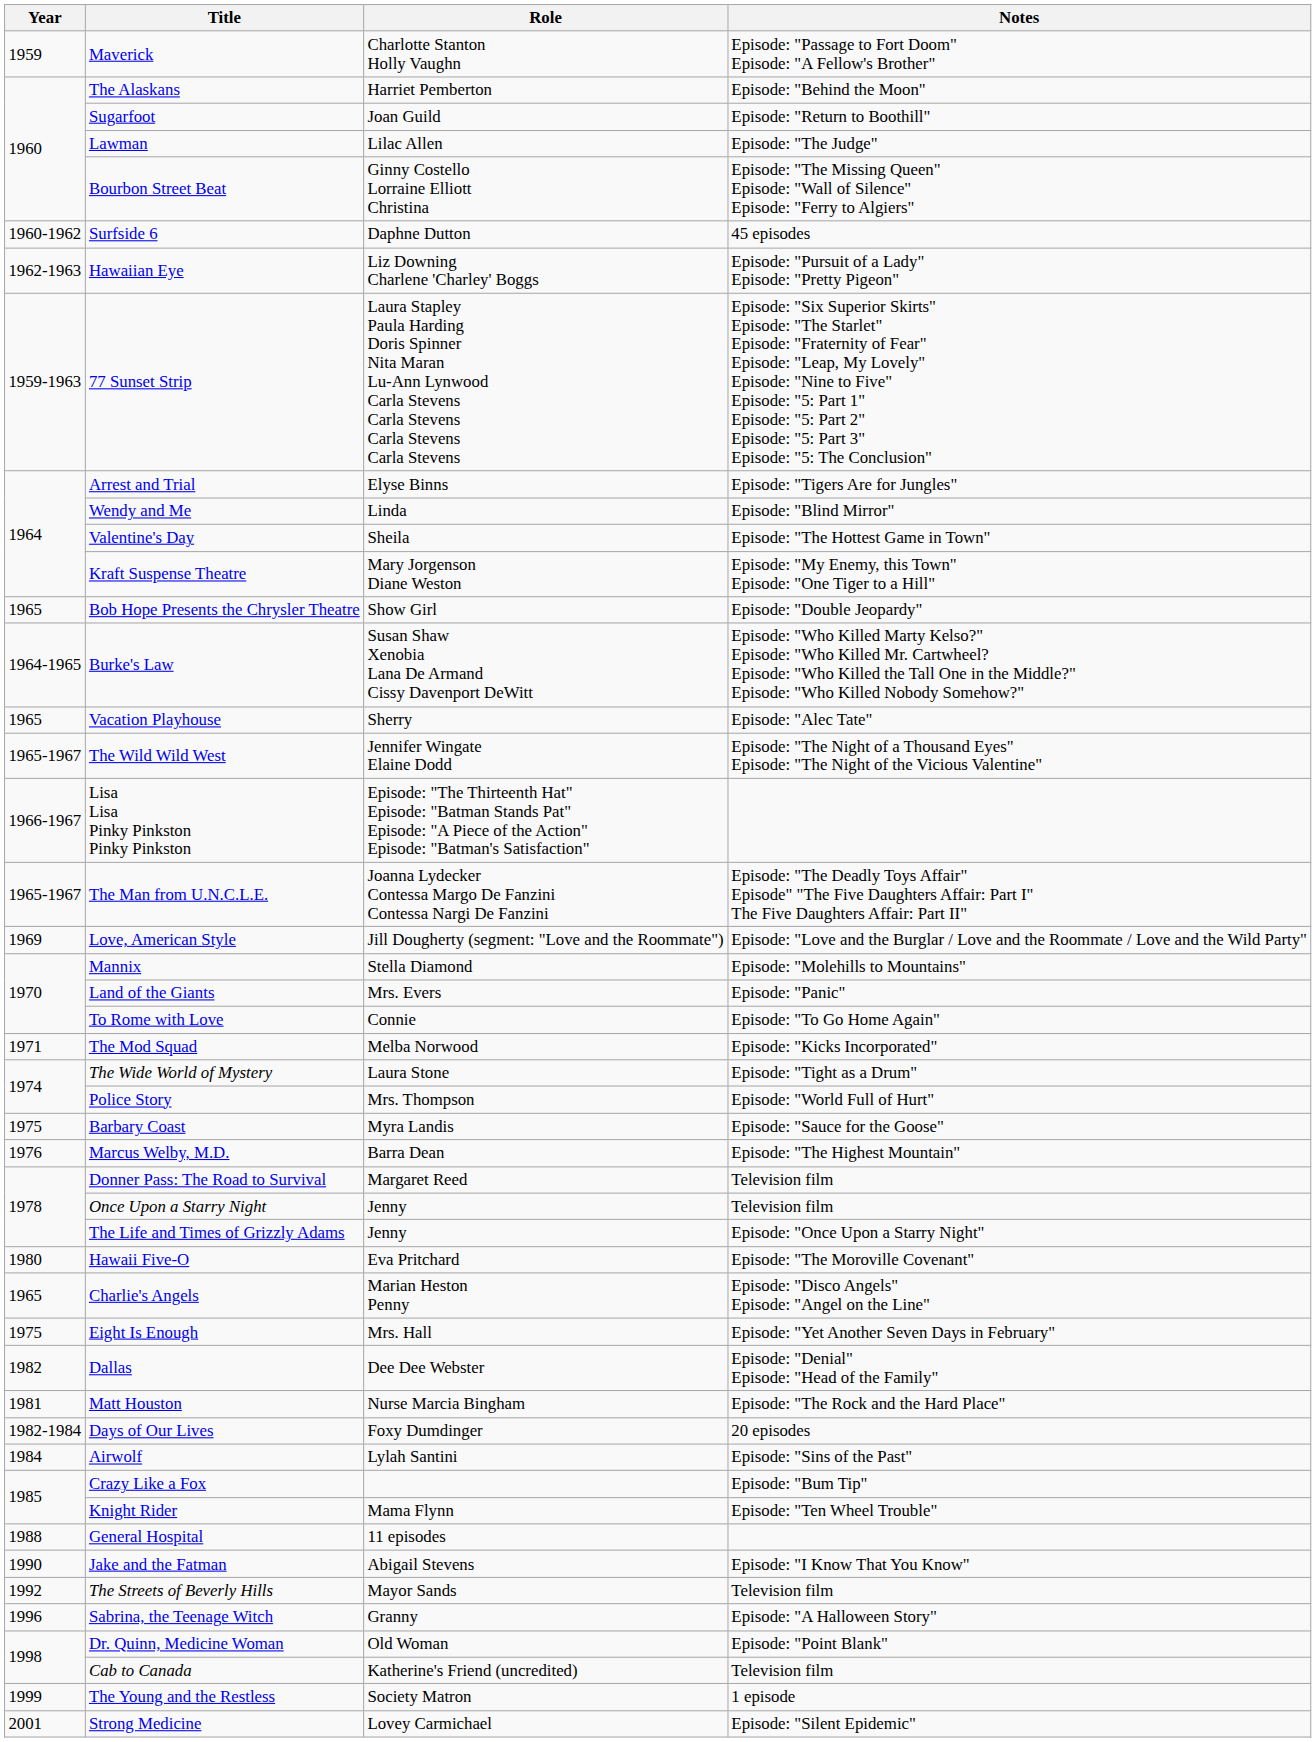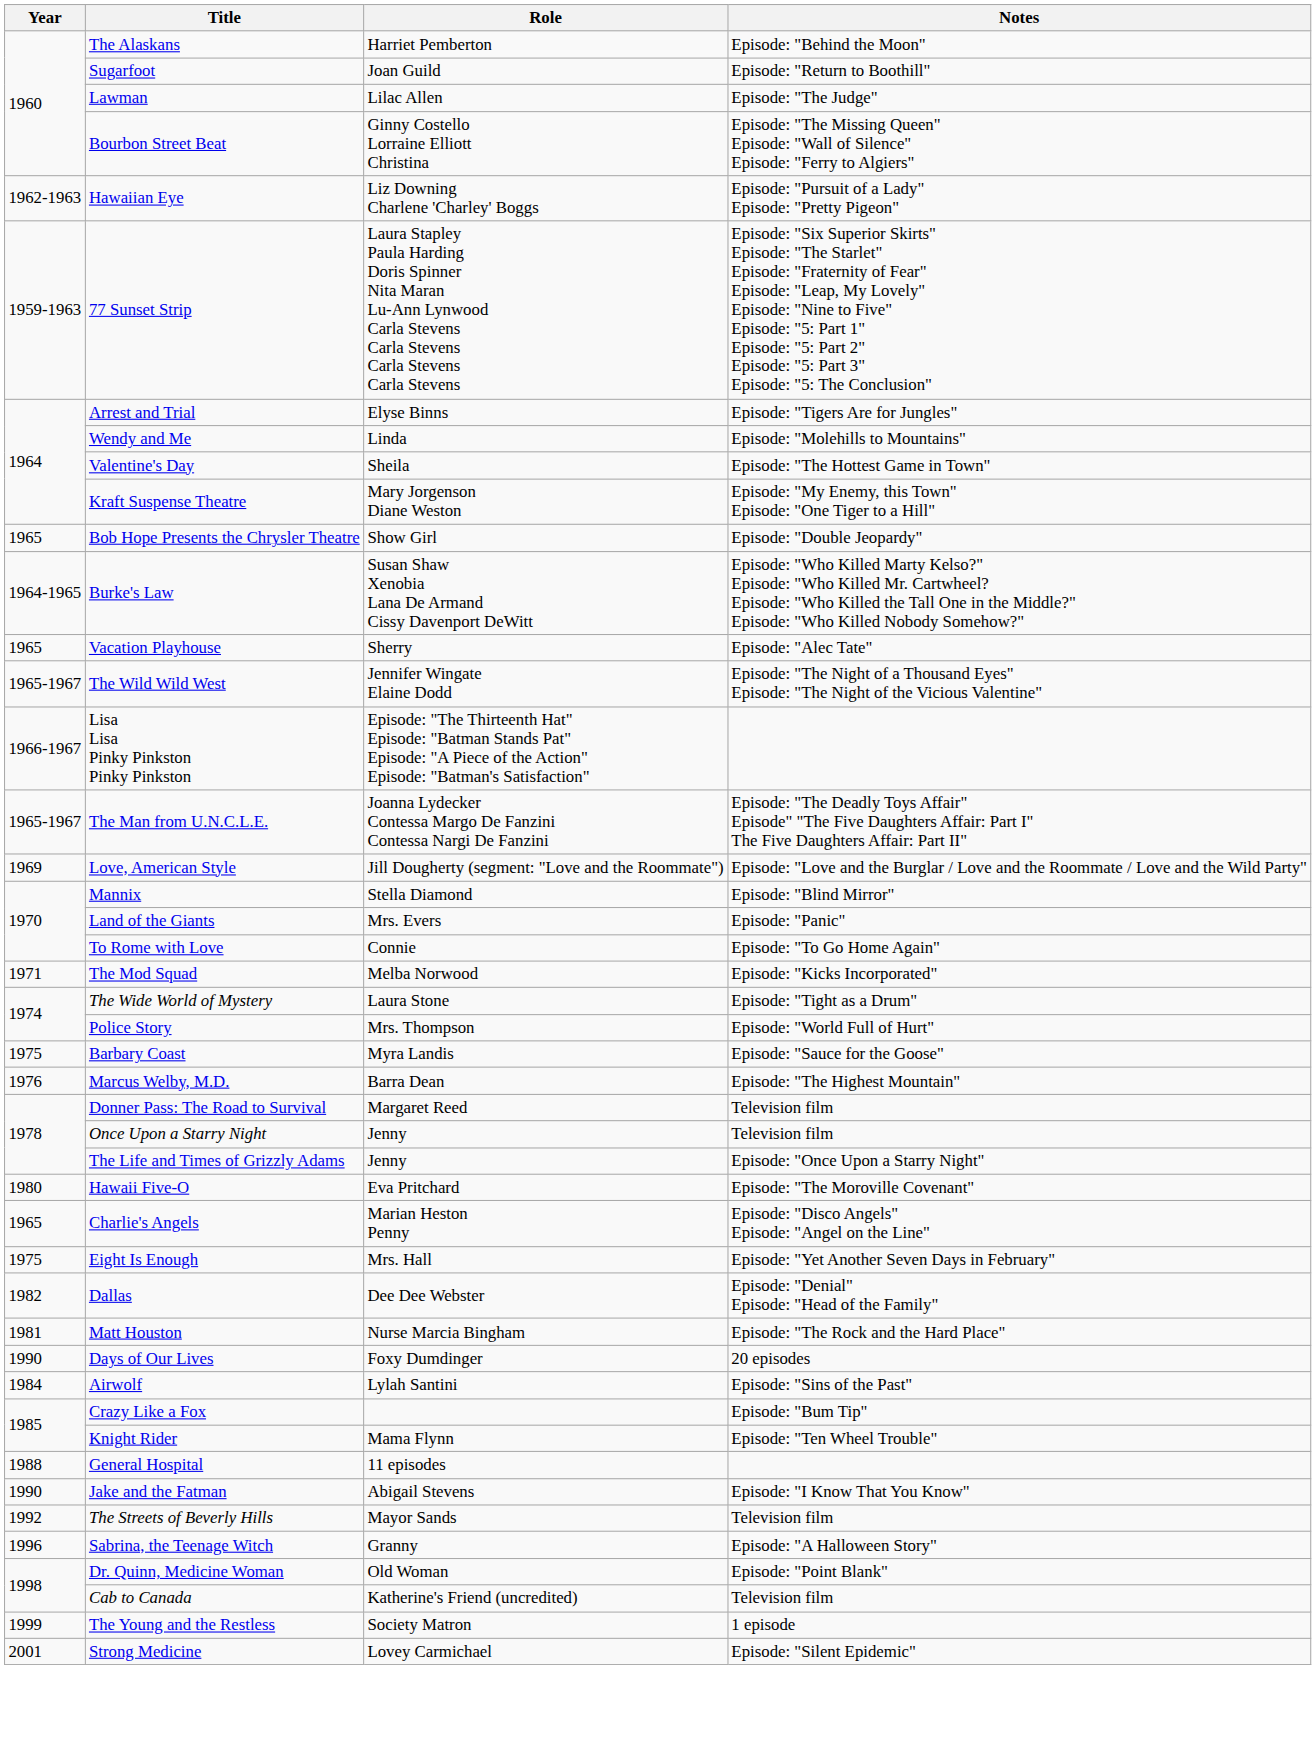- row: (121, 53)
- row: (123, 234)
(813, 511) Episode: "Blind Mirror" -> (849, 438) Episode: "Molehills to Mountains"
(849, 966) Episode: "Molehills to Mountains" -> (813, 894) Episode: "Blind Mirror"
(45, 1430) 1982-1984 -> (25, 1358) 1990
